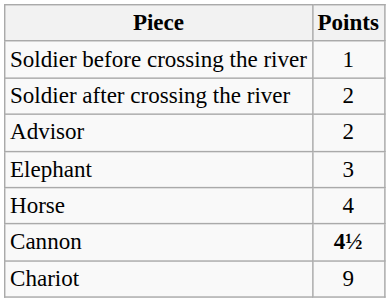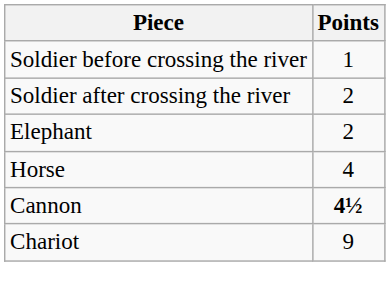- row: (47, 132)
(348, 168) 3 -> (348, 132) 2
